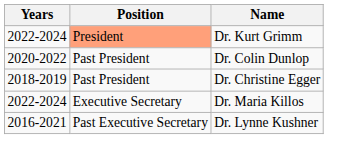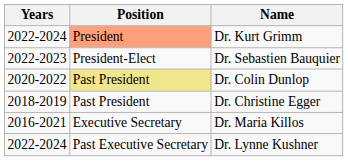+ row: (277, 58)
(111, 58) no background -> (111, 79) khaki background
(37, 101) 2022-2024 -> (37, 123) 2016-2021
(37, 123) 2016-2021 -> (37, 144) 2022-2024
